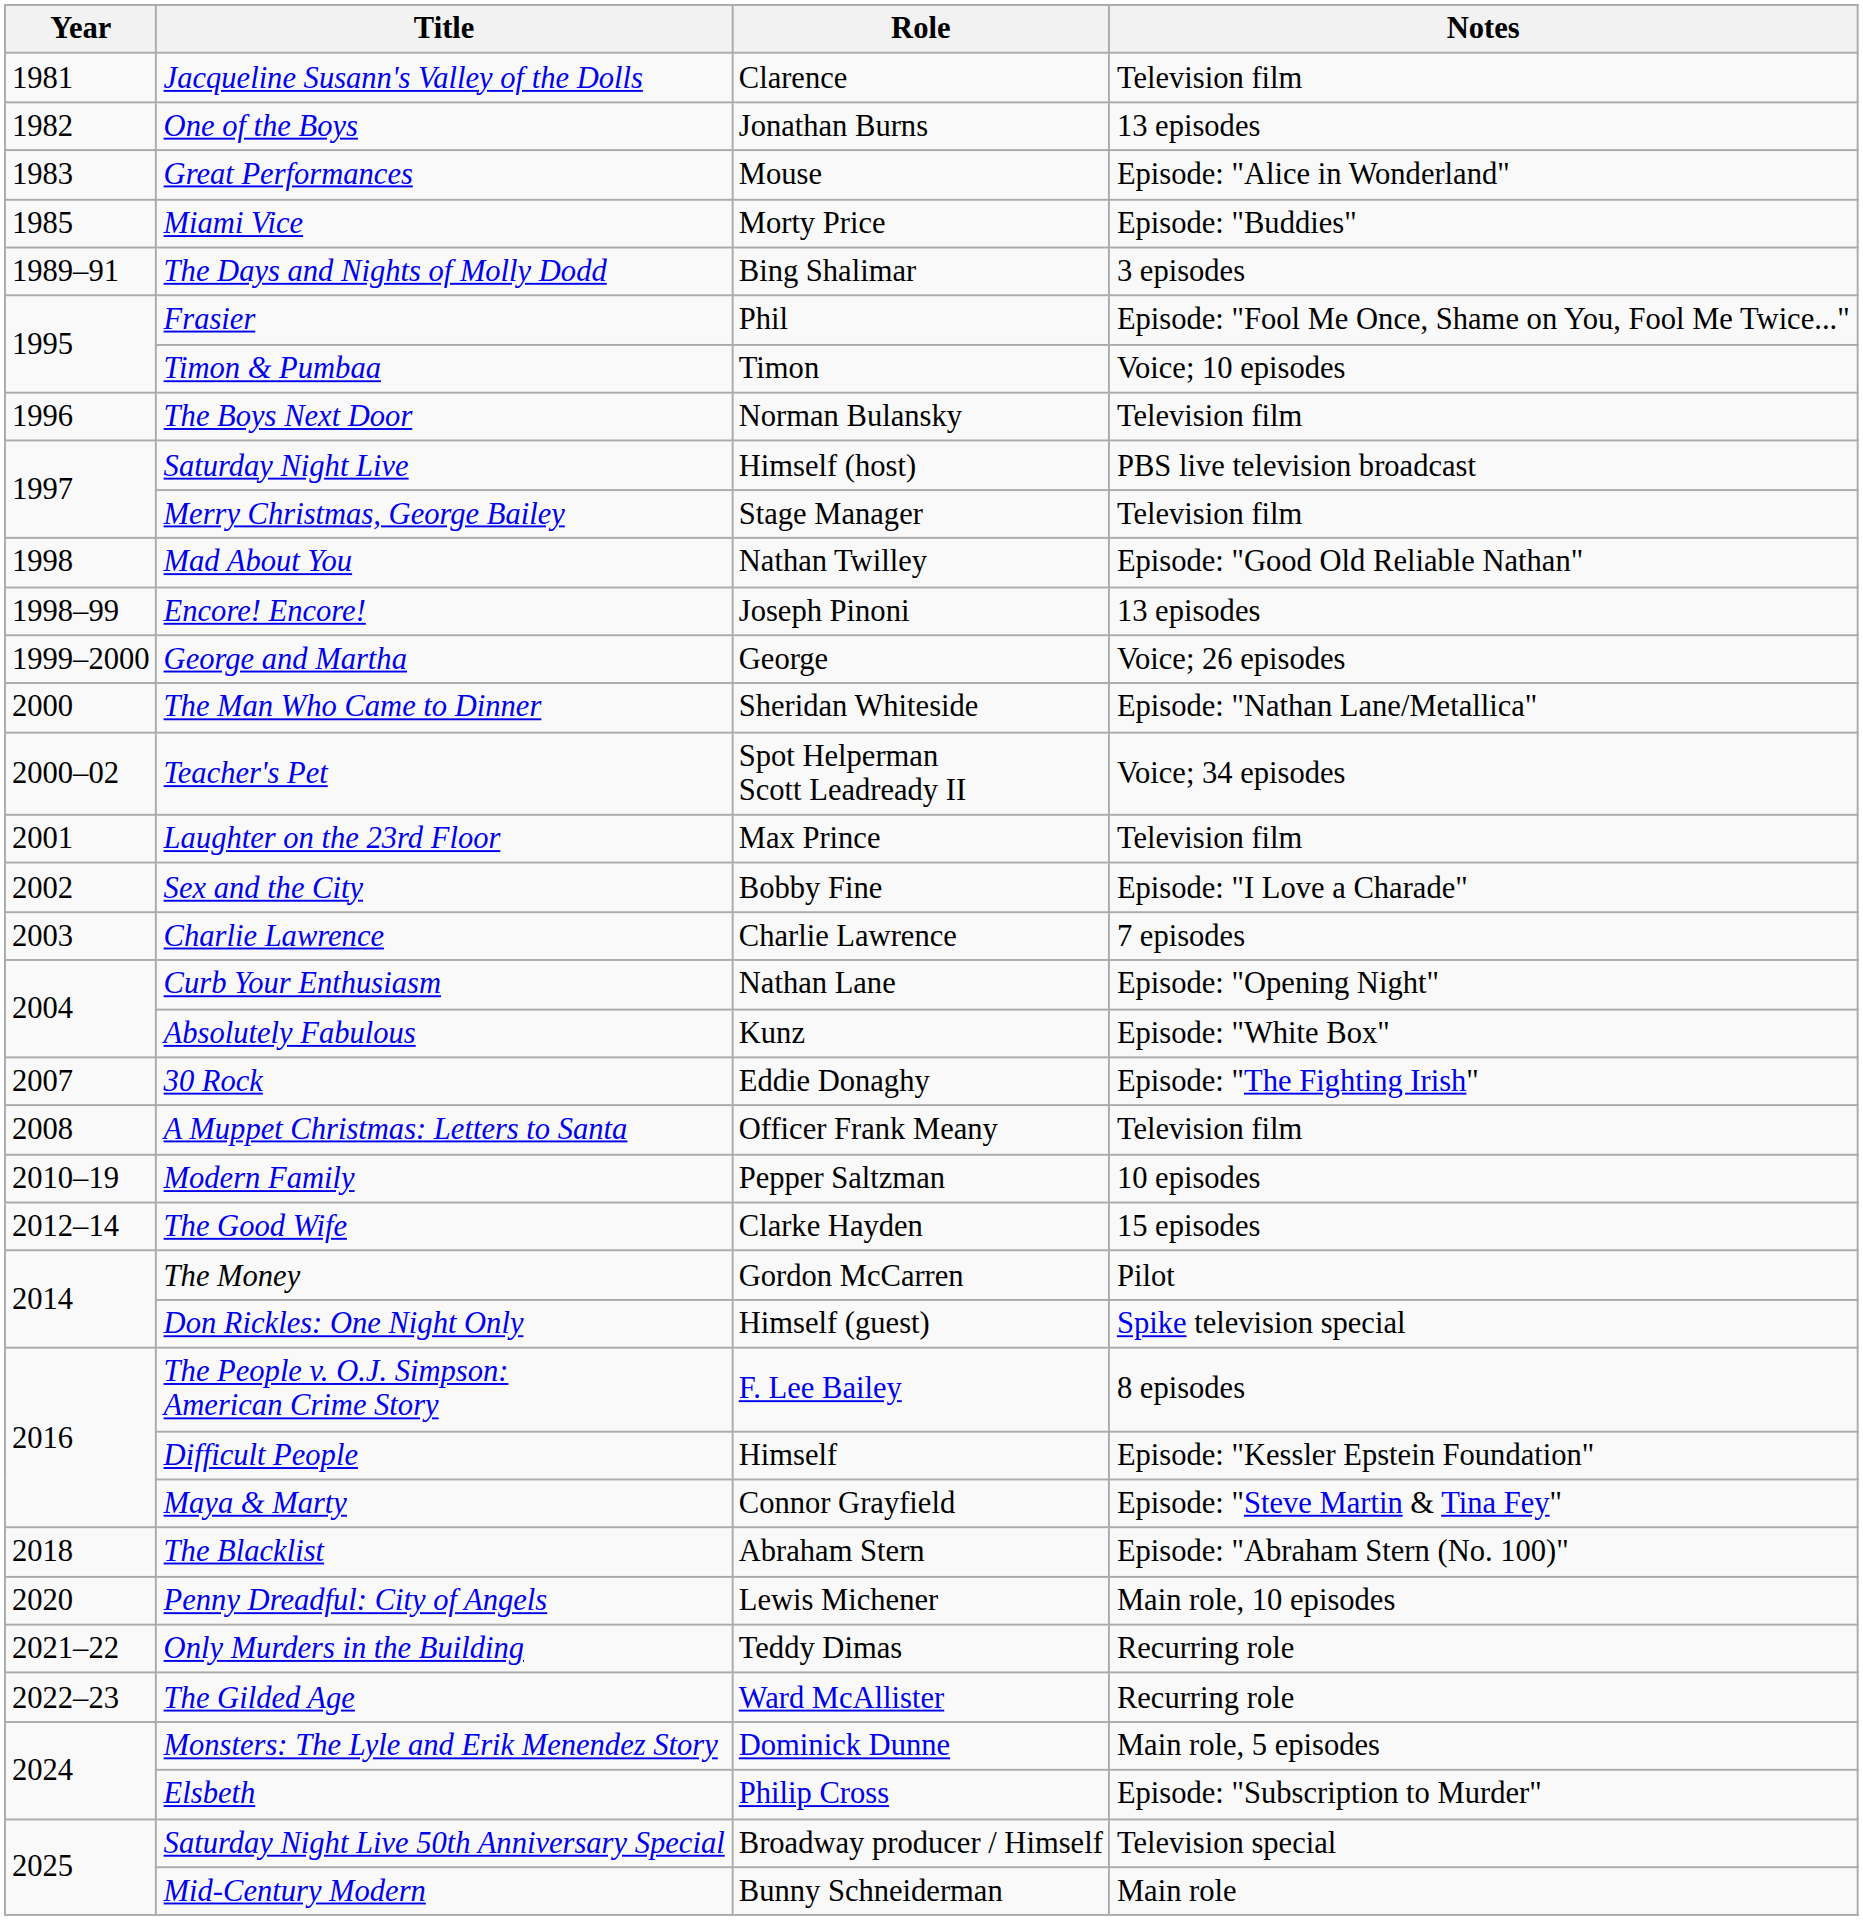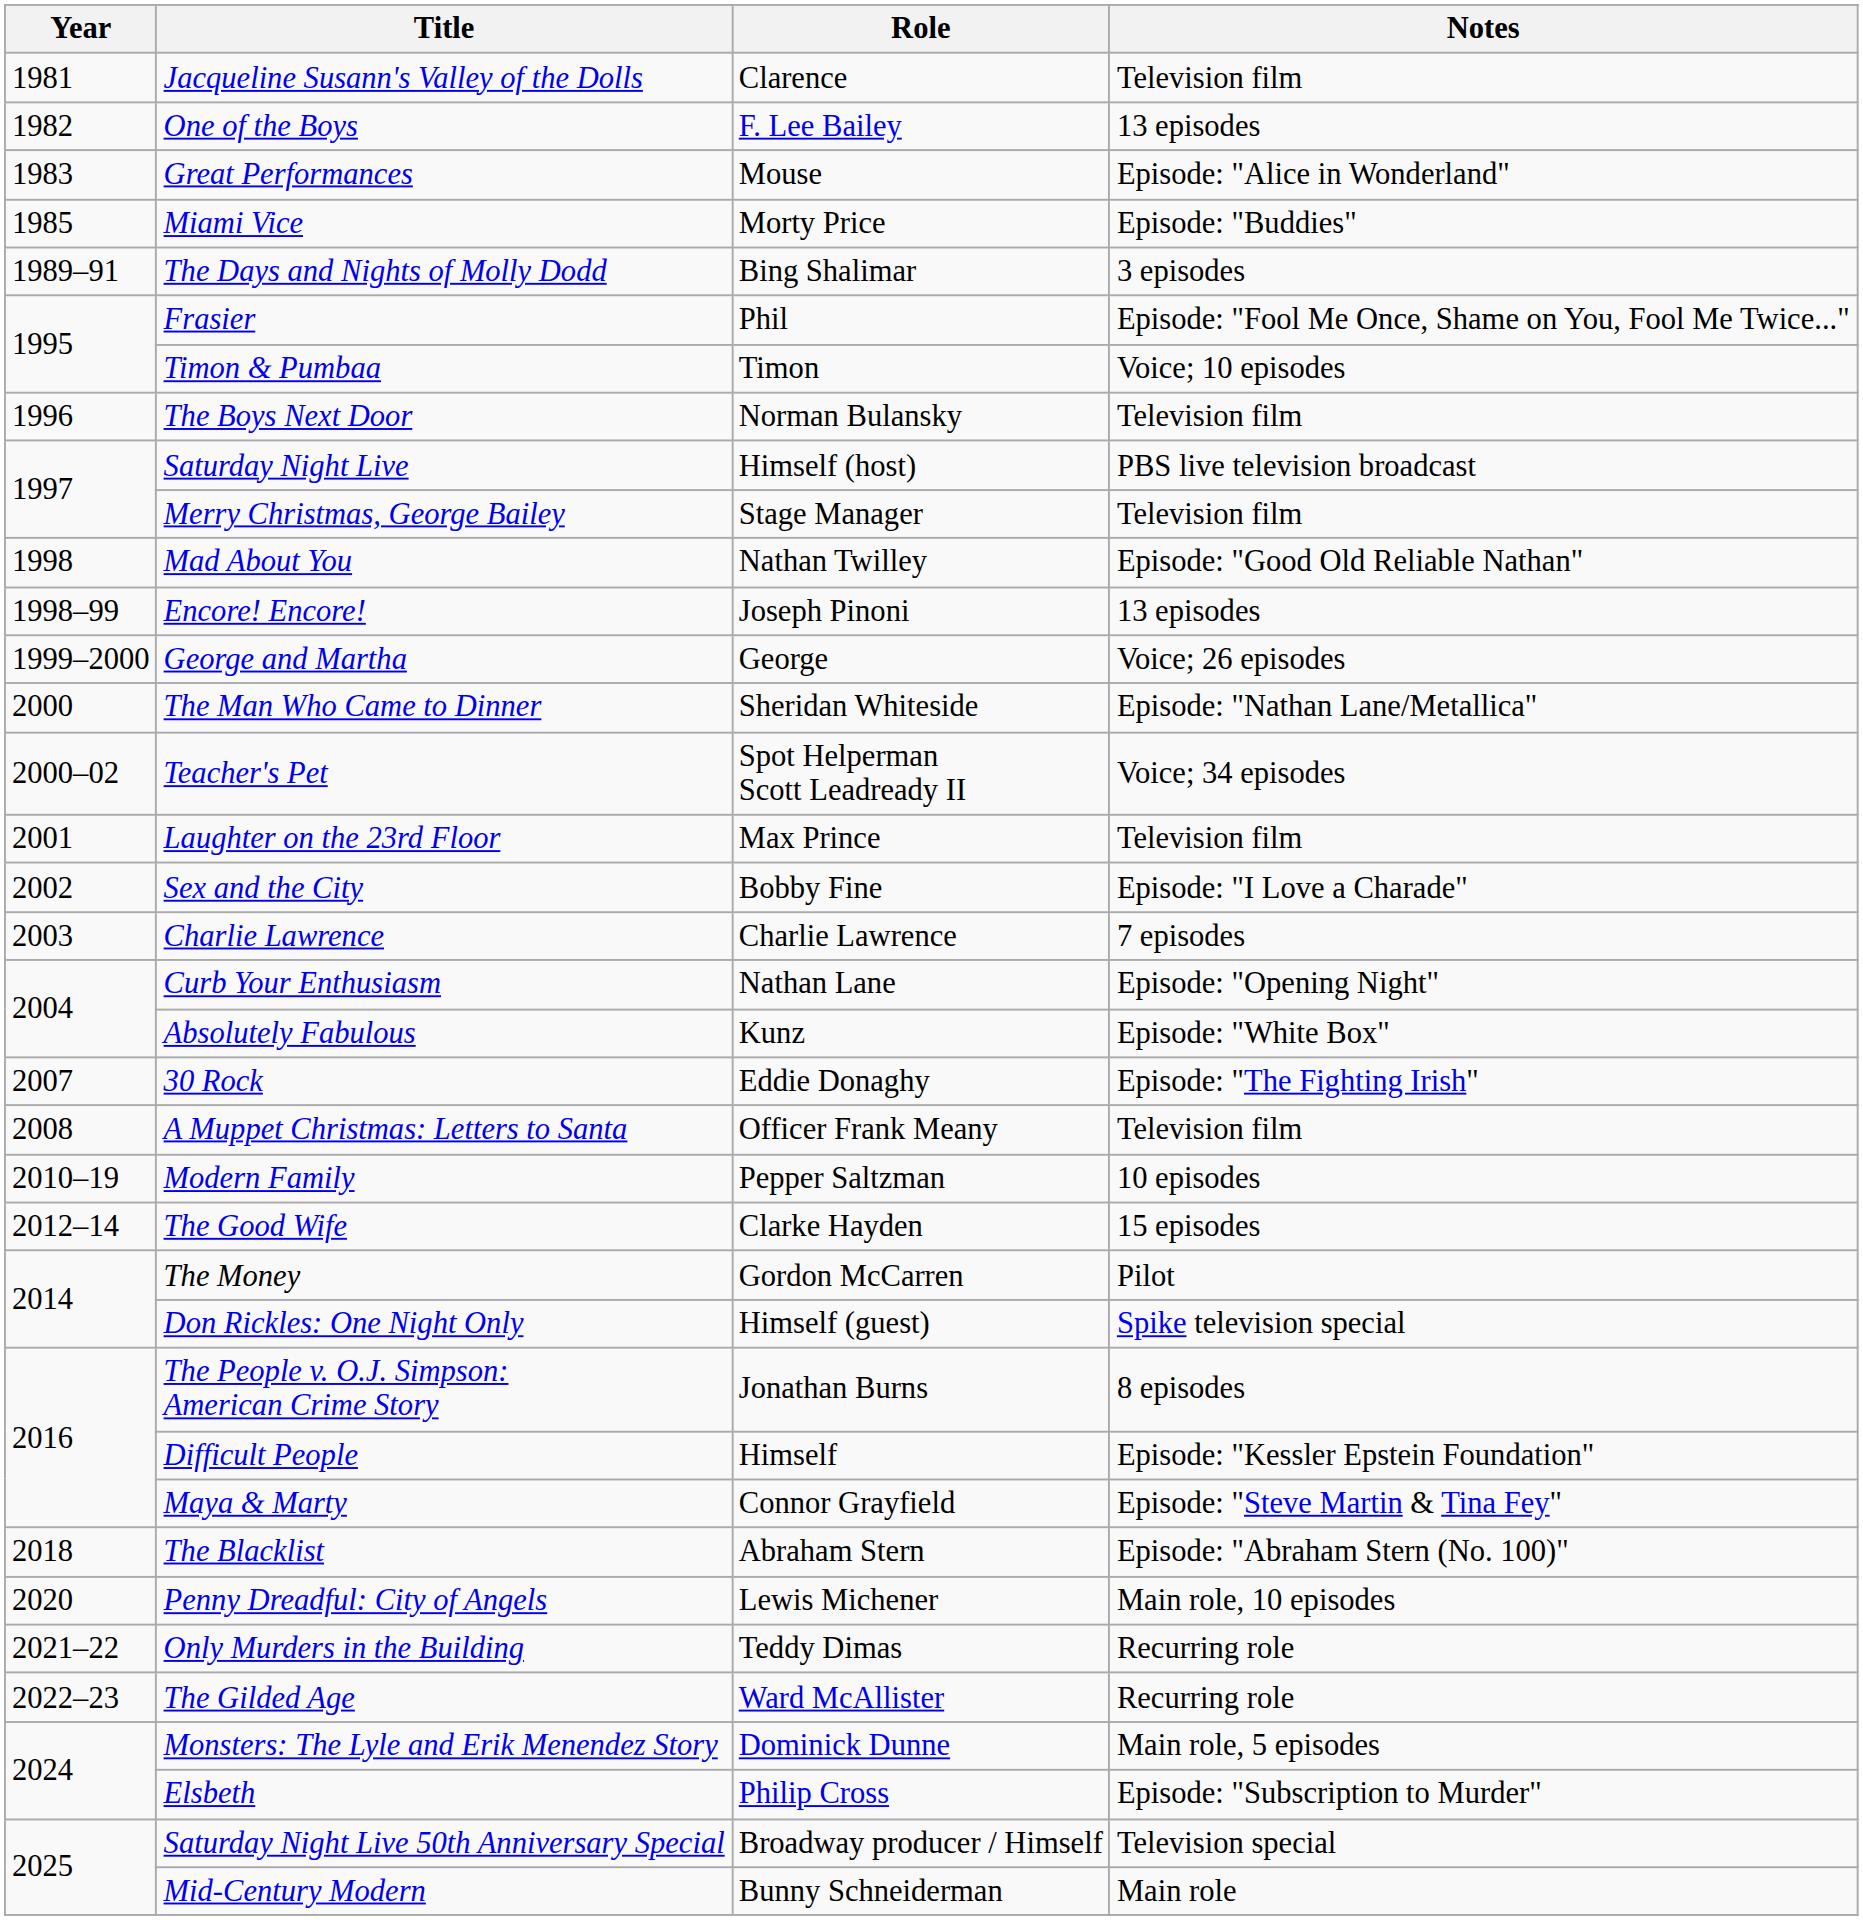(833, 125) Jonathan Burns -> (820, 125) F. Lee Bailey
(820, 1388) F. Lee Bailey -> (833, 1388) Jonathan Burns
